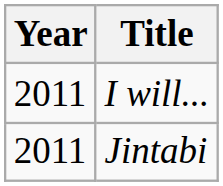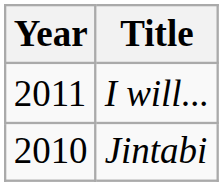(50, 151) 2011 -> (51, 151) 2010
